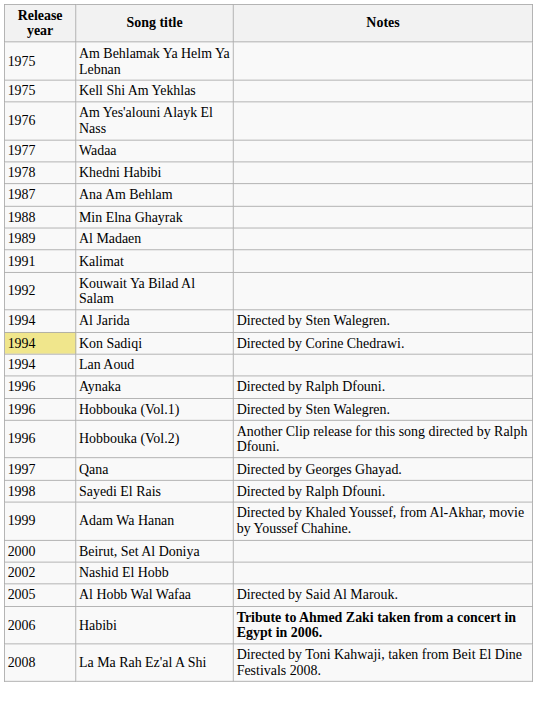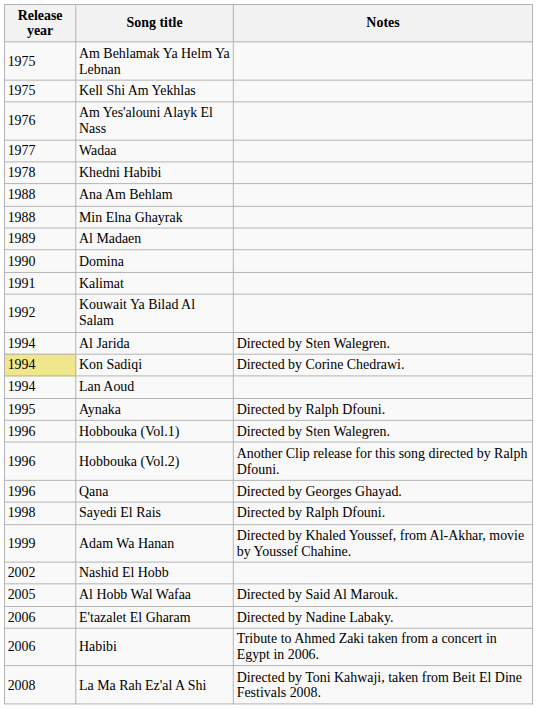(22, 194) 1987 -> (22, 194) 1988
+ row: (101, 261)
(22, 387) 1996 -> (22, 409) 1995
(22, 469) 1997 -> (22, 491) 1996
- row: (139, 551)
+ row: (135, 617)
(376, 625) bold -> (367, 647) normal
